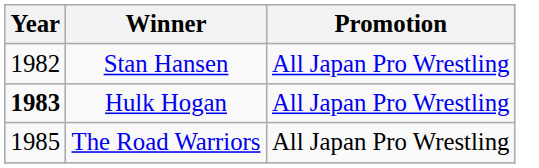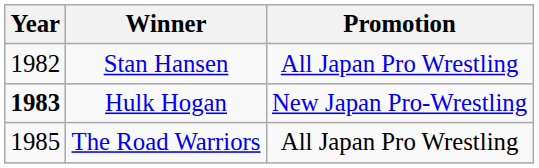(391, 102) All Japan Pro Wrestling -> (400, 102) New Japan Pro-Wrestling
